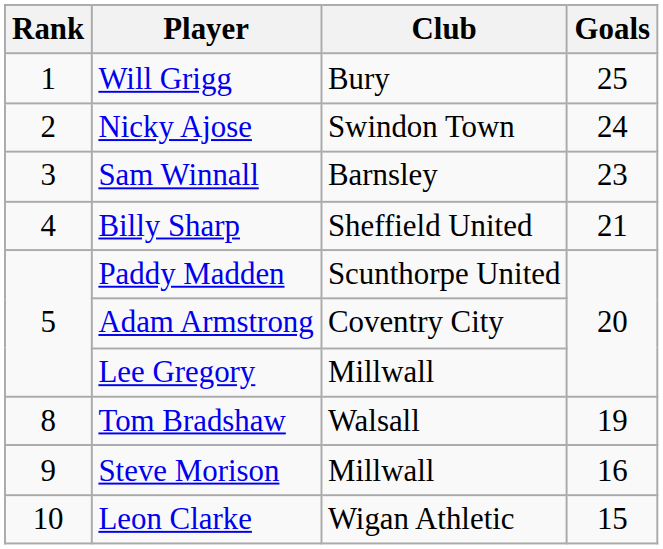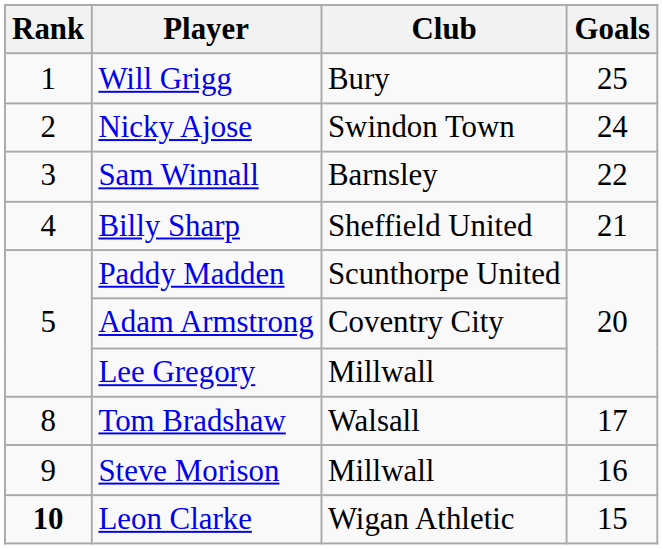(612, 175) 23 -> (612, 175) 22
(612, 420) 19 -> (612, 420) 17
(48, 518) normal -> (48, 518) bold
